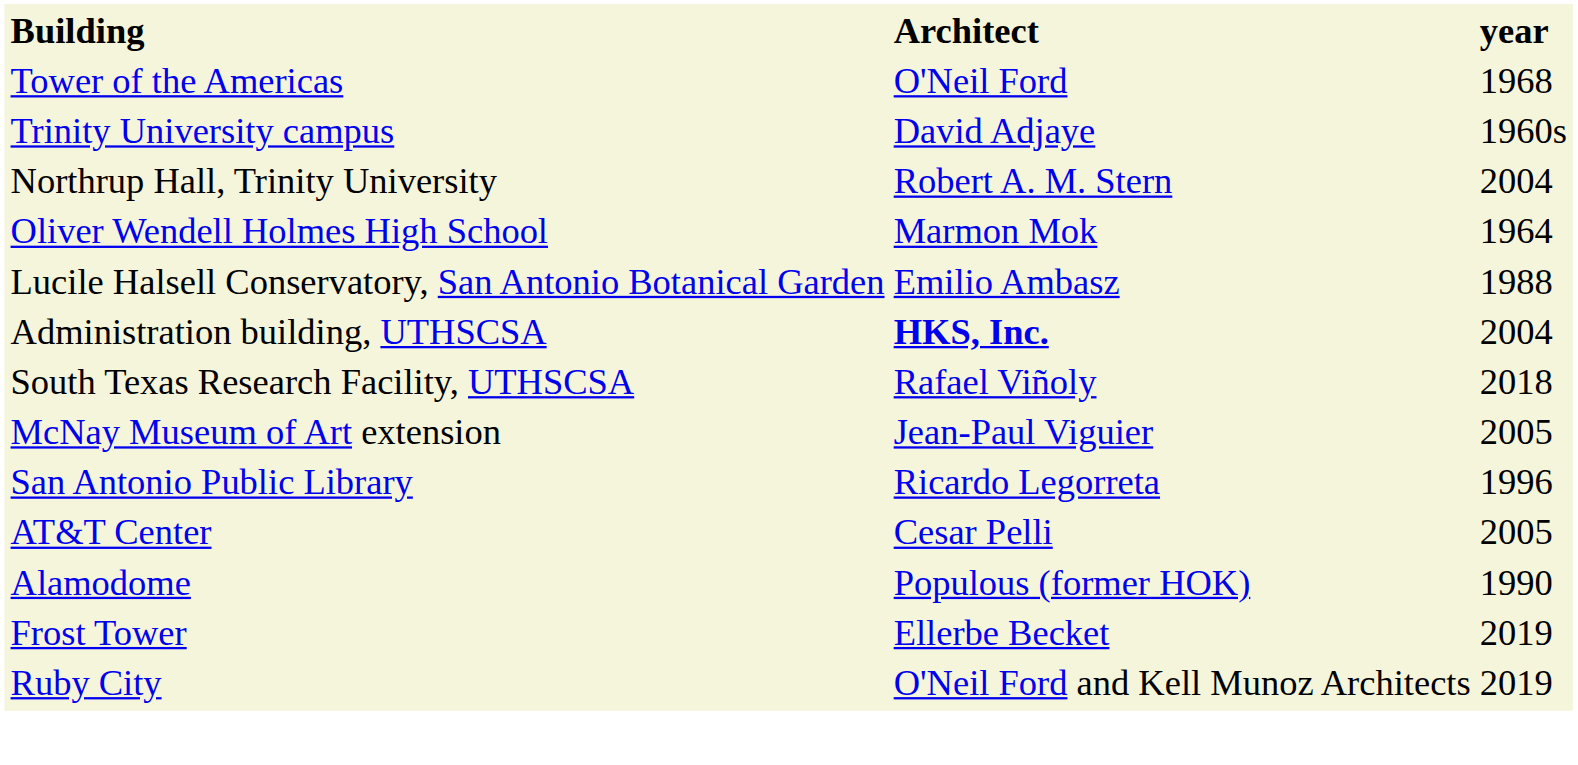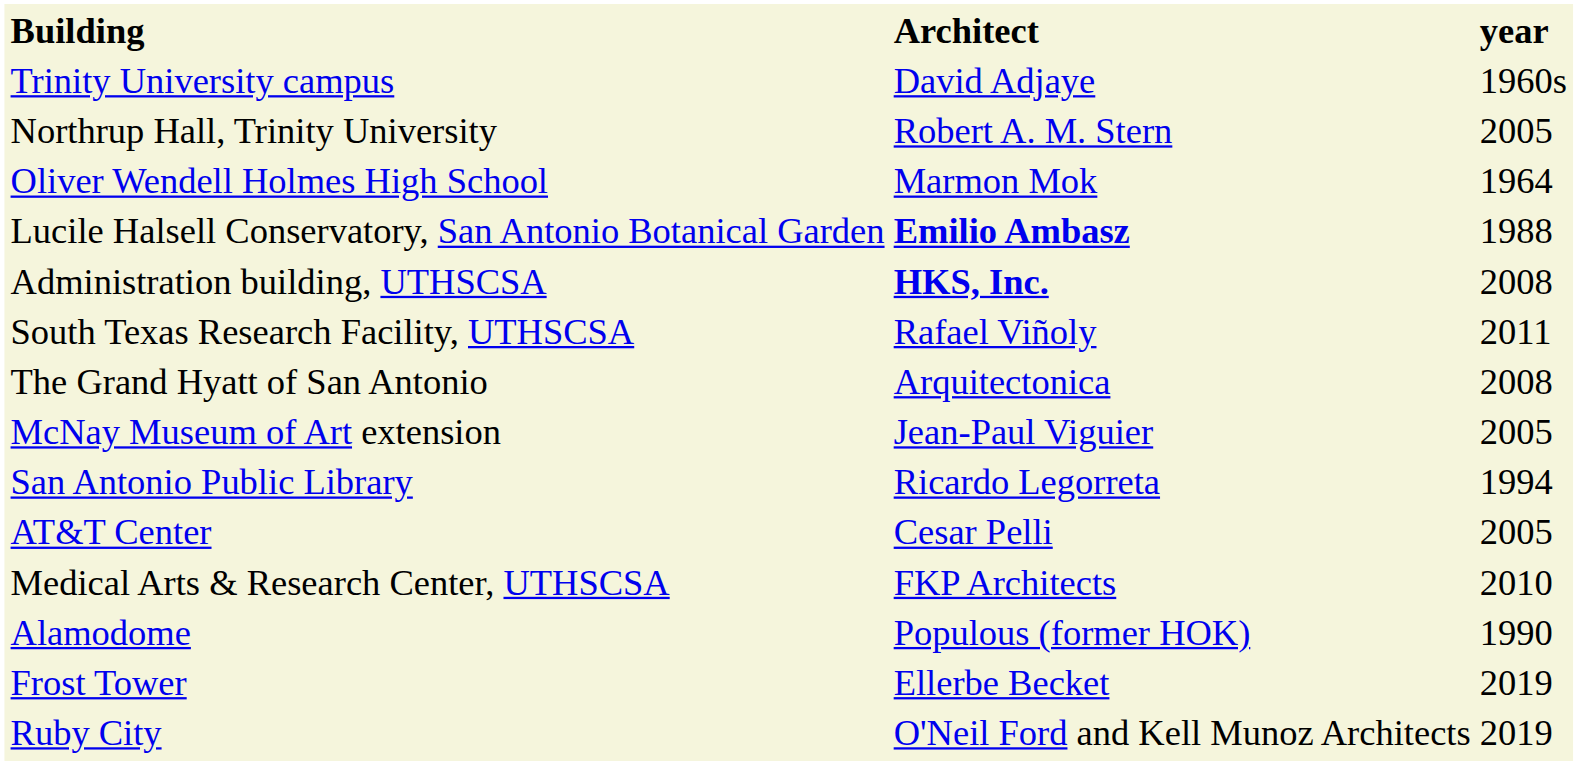- row: (177, 80)
(1516, 181) 2004 -> (1516, 131) 2005
(1007, 281) normal -> (1012, 231) bold
(1516, 331) 2004 -> (1516, 281) 2008
(1516, 381) 2018 -> (1516, 331) 2011
+ row: (249, 381)
(1516, 482) 1996 -> (1516, 482) 1994
+ row: (340, 582)
